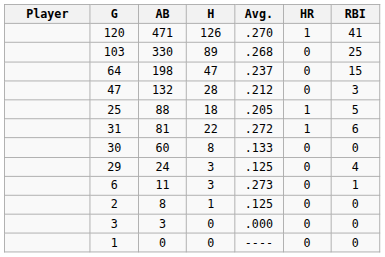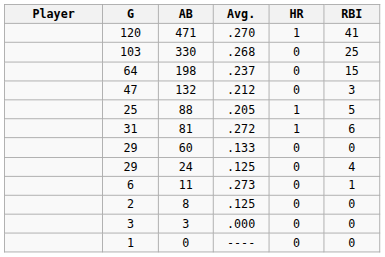- column: (211, 14)
(114, 147) 30 -> (130, 147) 29
